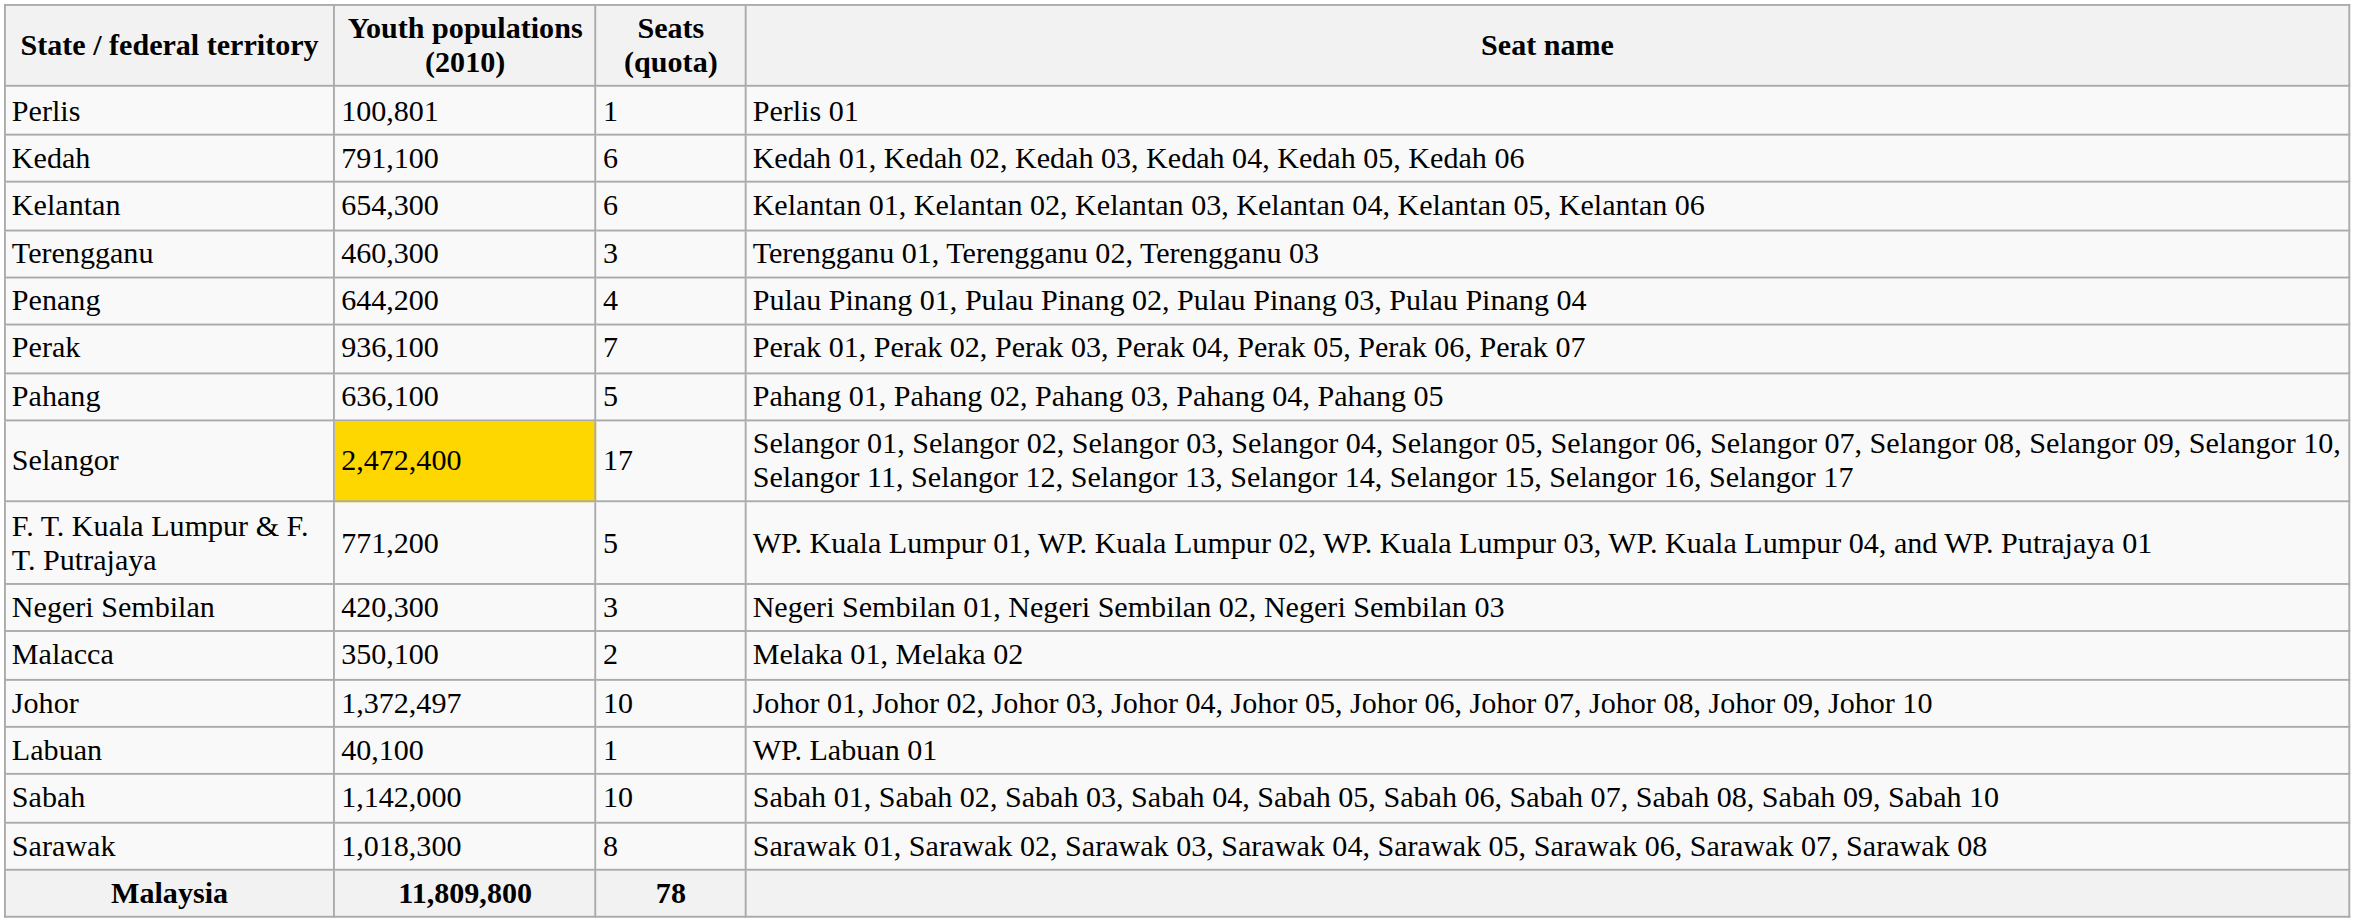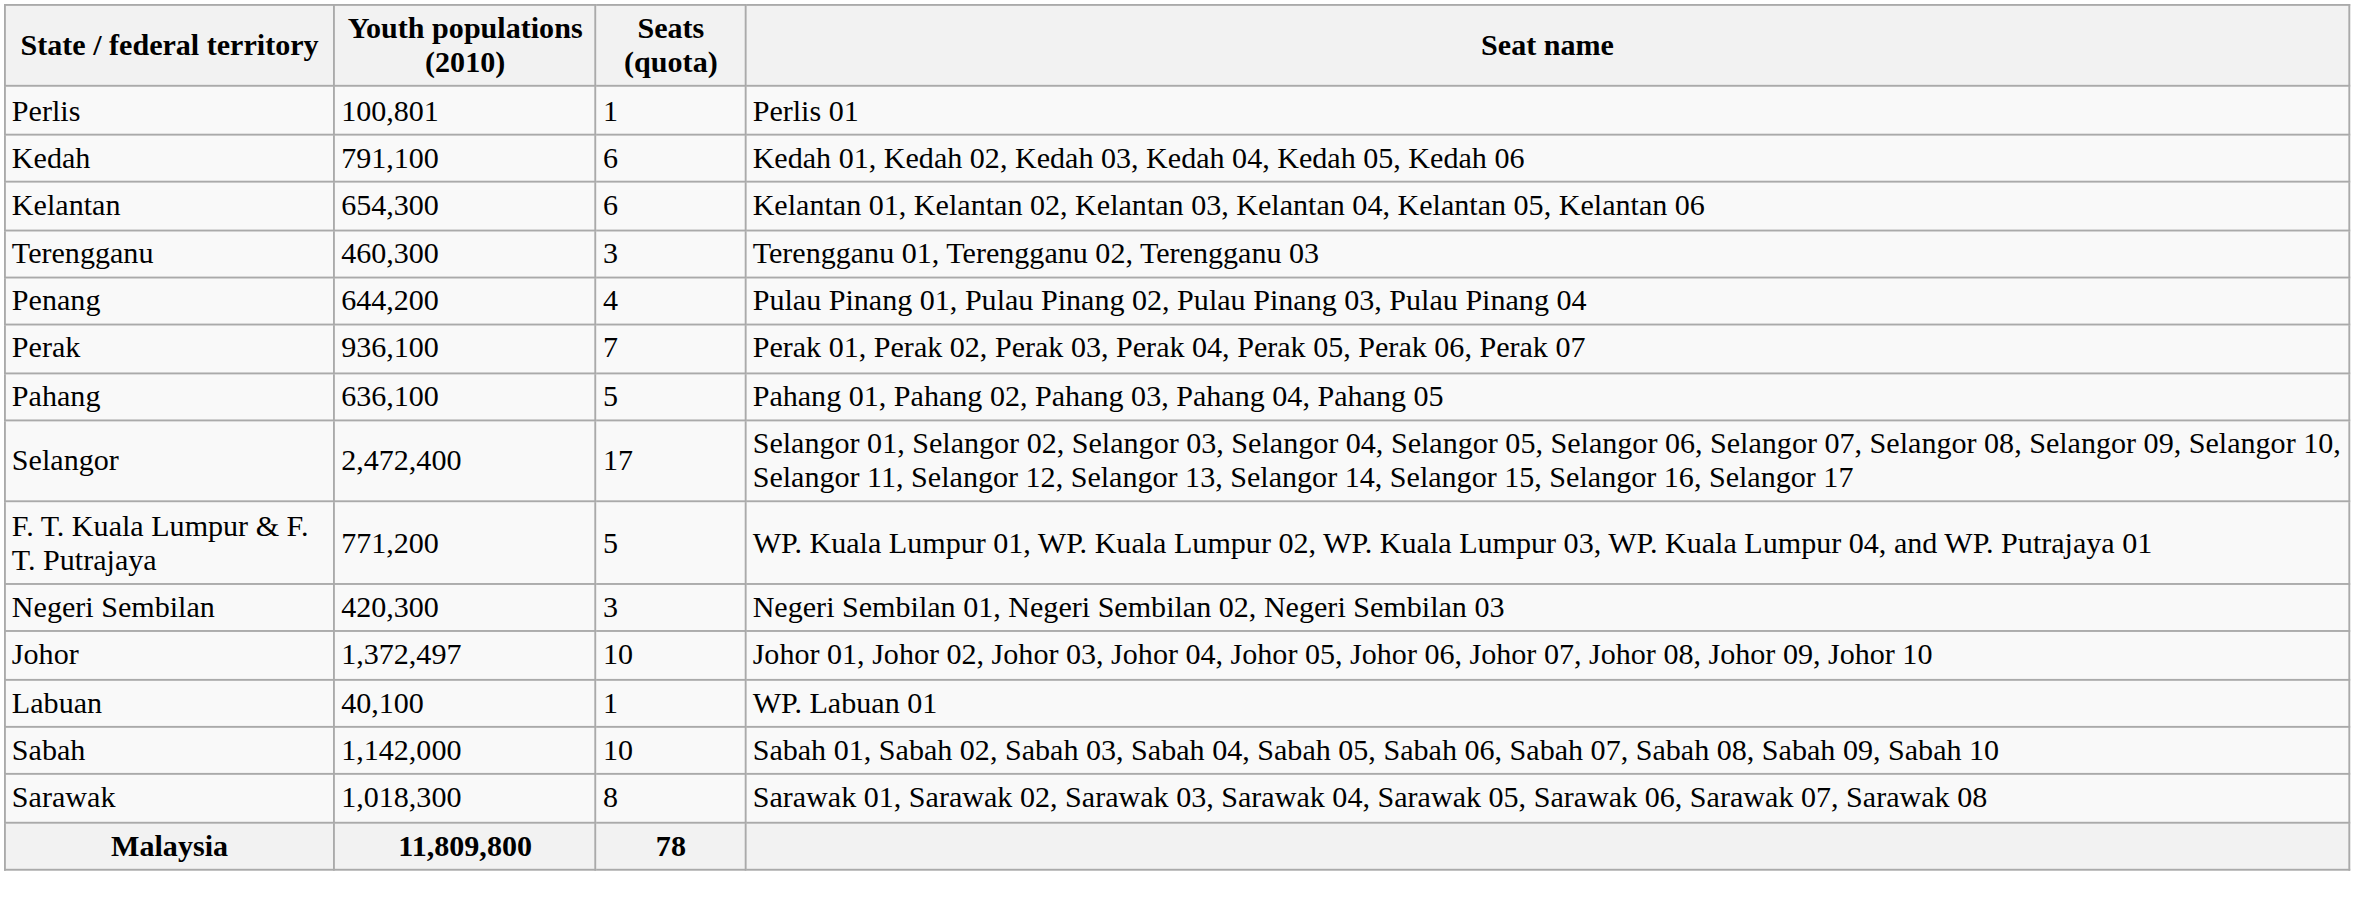(401, 460) gold background -> (401, 460) no background
- row: (63, 654)
